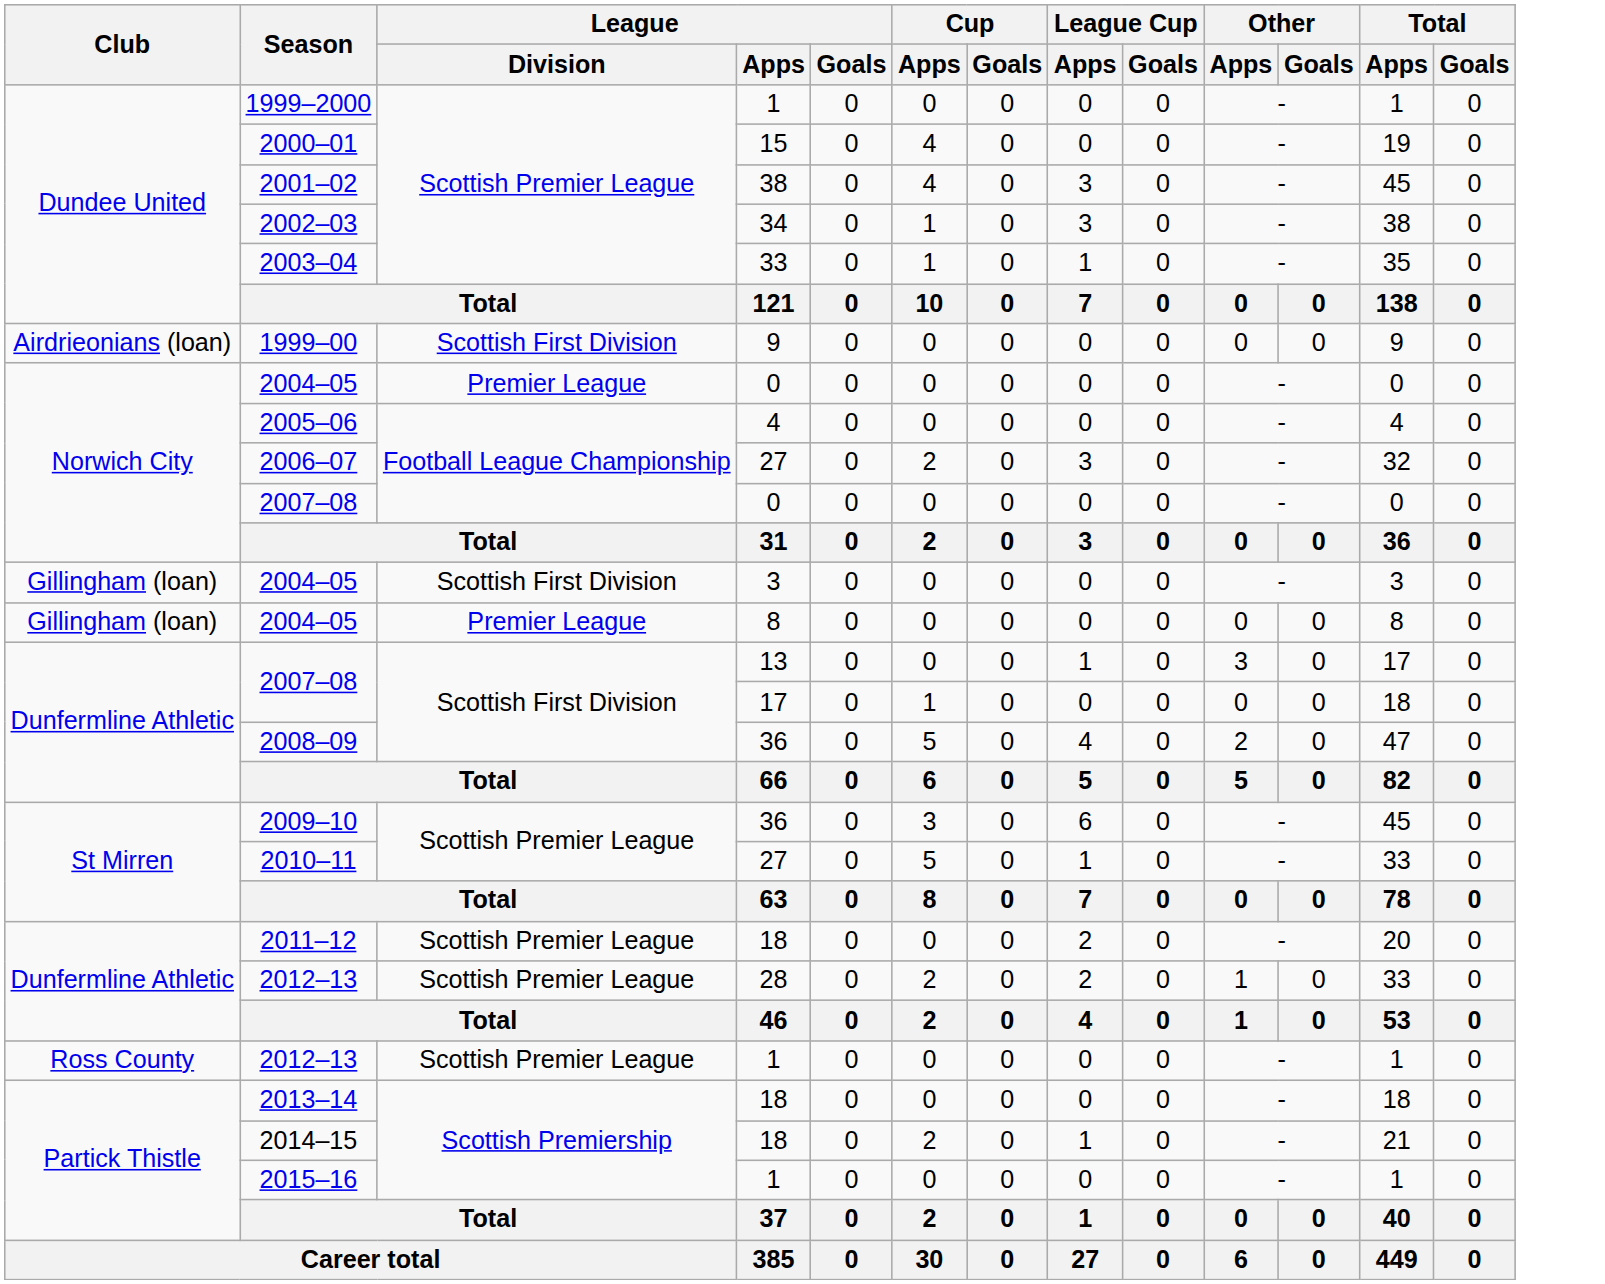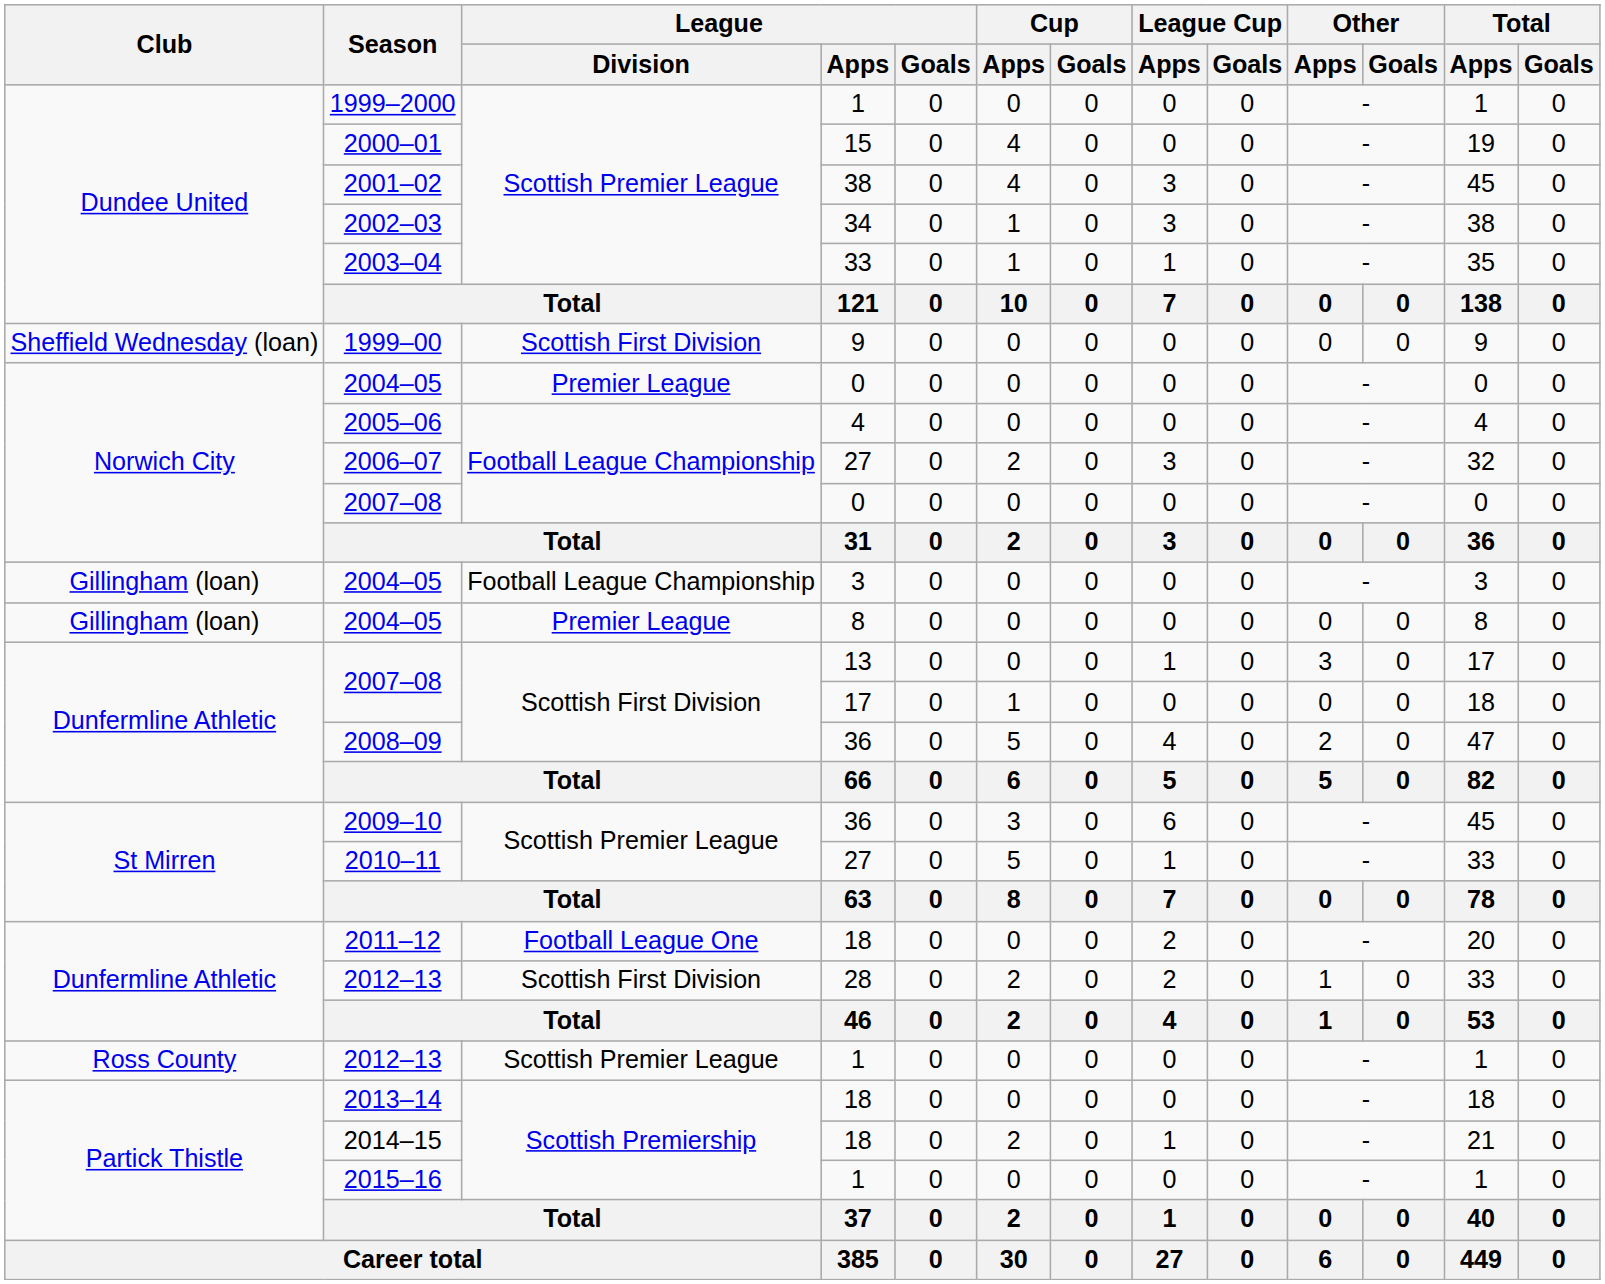(122, 343) Airdrieonians (loan) -> (164, 343) Sheffield Wednesday (loan)
(557, 582) Scottish First Division -> (641, 582) Football League Championship
(557, 940) Scottish Premier League -> (641, 940) Football League One
(557, 980) Scottish Premier League -> (641, 980) Scottish First Division
